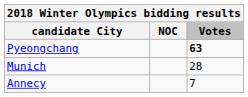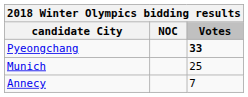(196, 48) 63 -> (196, 48) 33
(196, 66) 28 -> (196, 66) 25
